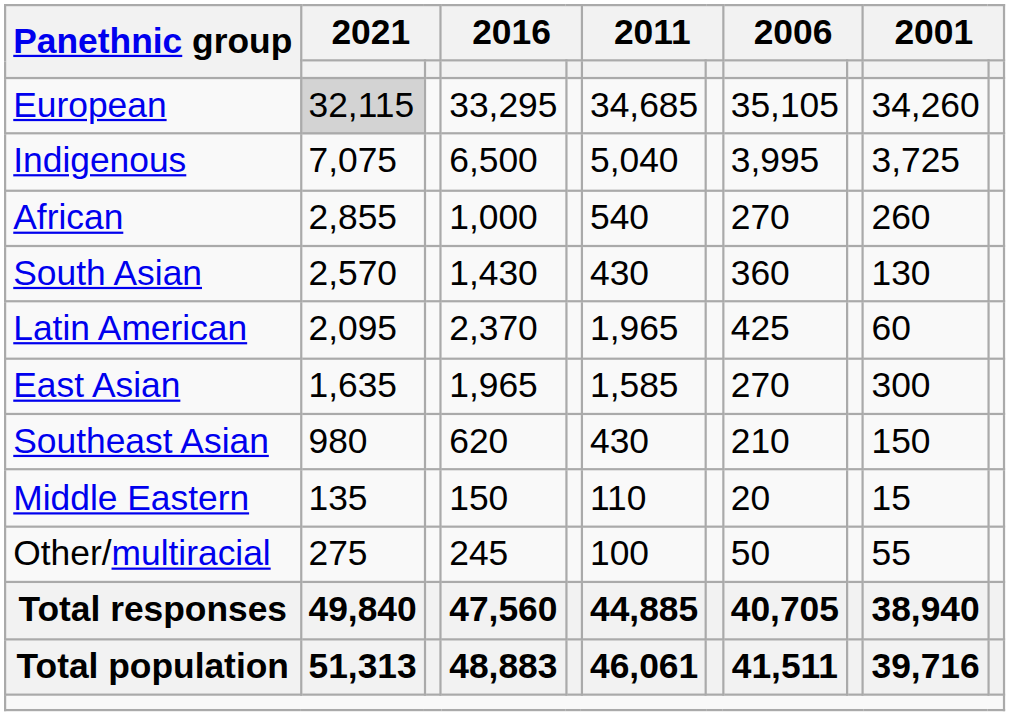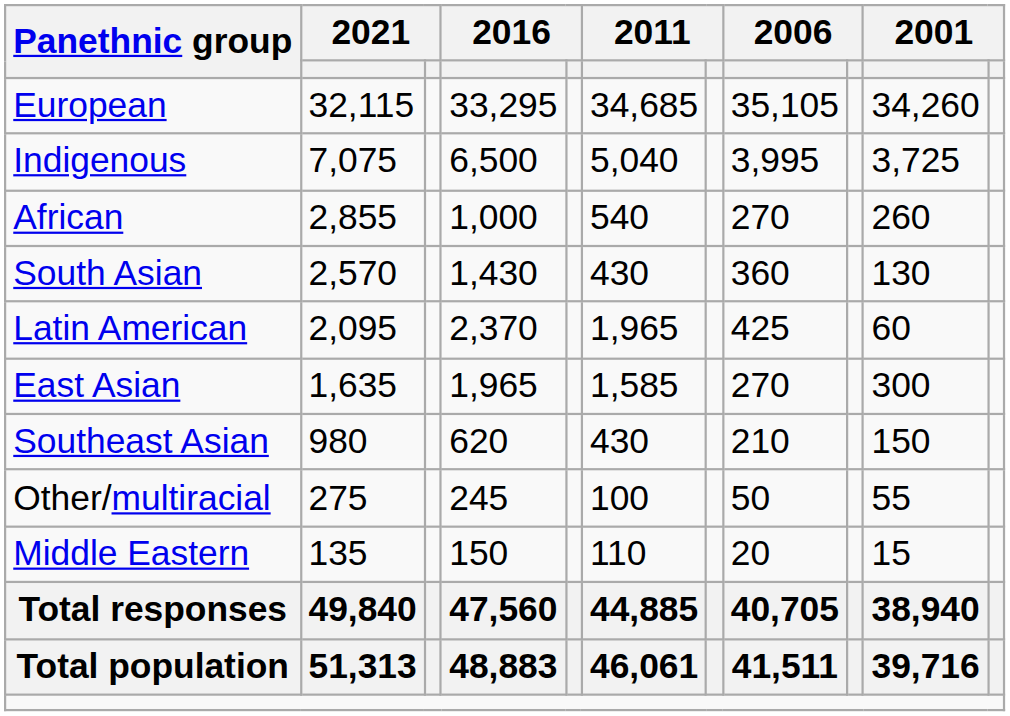(361, 104) lightgrey background -> (361, 104) no background
rows swapped: (131, 497) <-> (142, 553)
